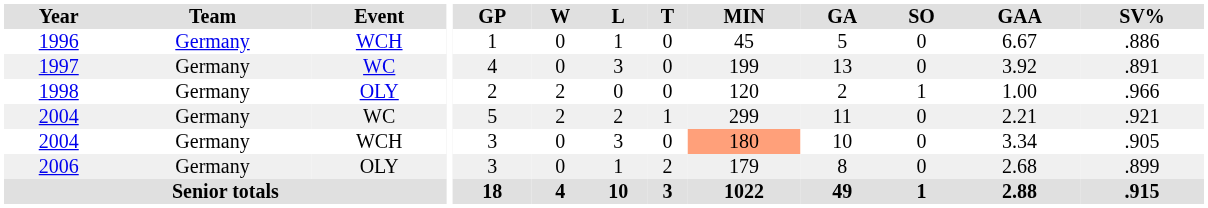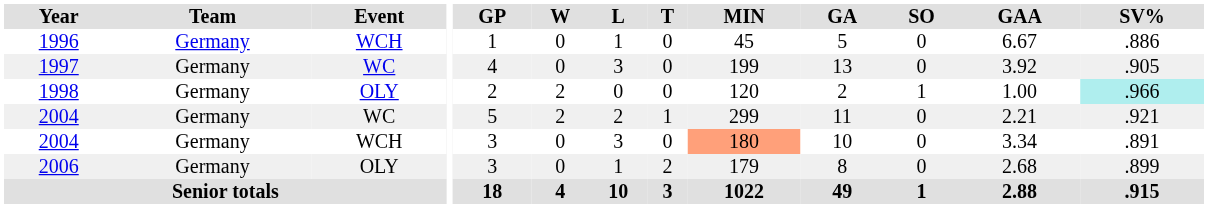(1142, 66) .891 -> (1142, 66) .905
(1142, 91) no background -> (1142, 91) paleturquoise background
(1142, 141) .905 -> (1142, 141) .891
